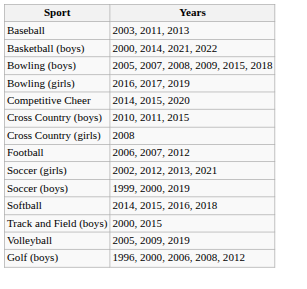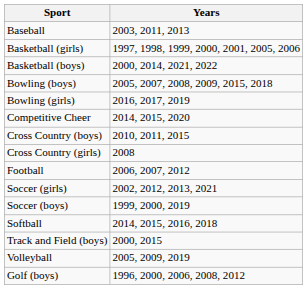+ row: (45, 48)
